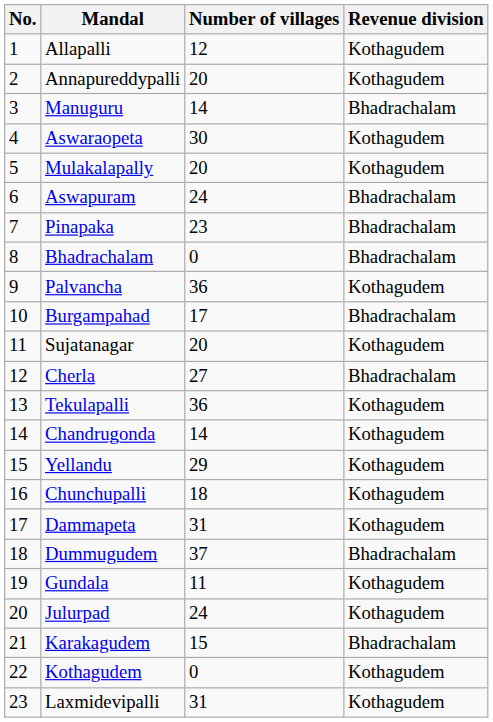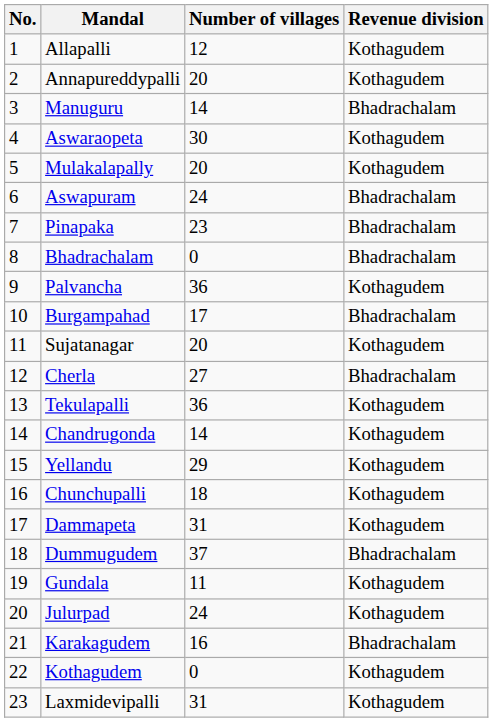(198, 642) 15 -> (198, 642) 16
